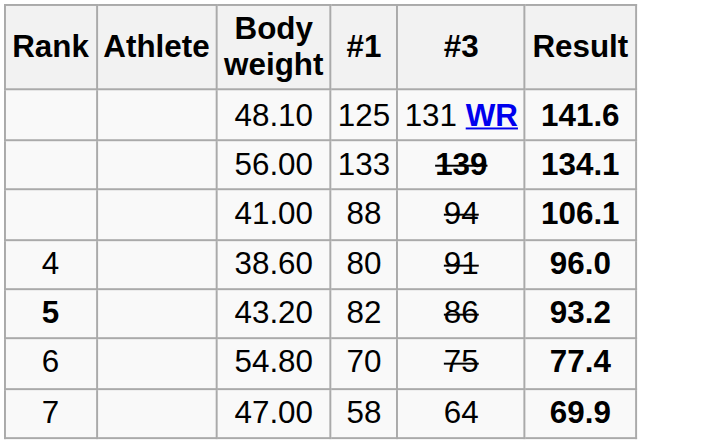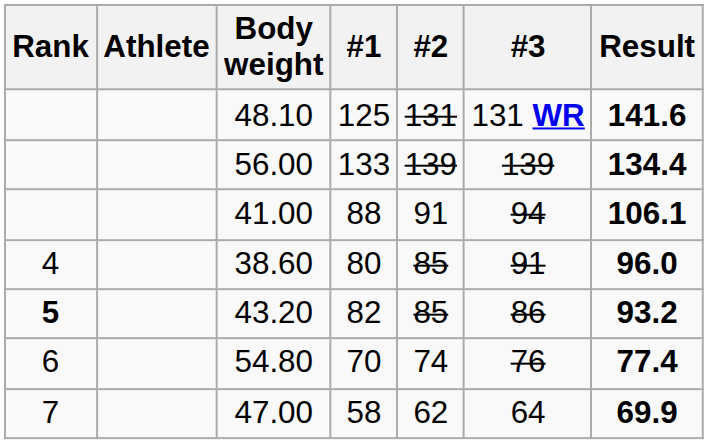+ column: (431, 47)
(461, 164) bold -> (528, 164) normal
(580, 164) 134.1 -> (647, 164) 134.4
(461, 363) 75 -> (528, 363) 76
